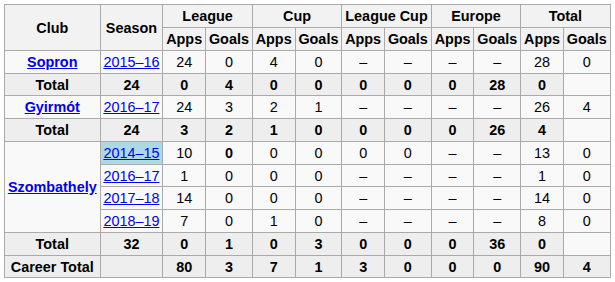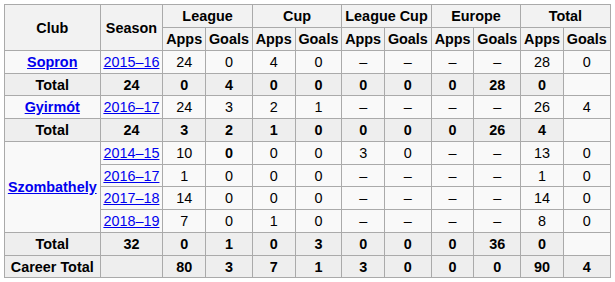(131, 153) lightblue background -> (131, 153) no background
(363, 153) 0 -> (363, 153) 3
